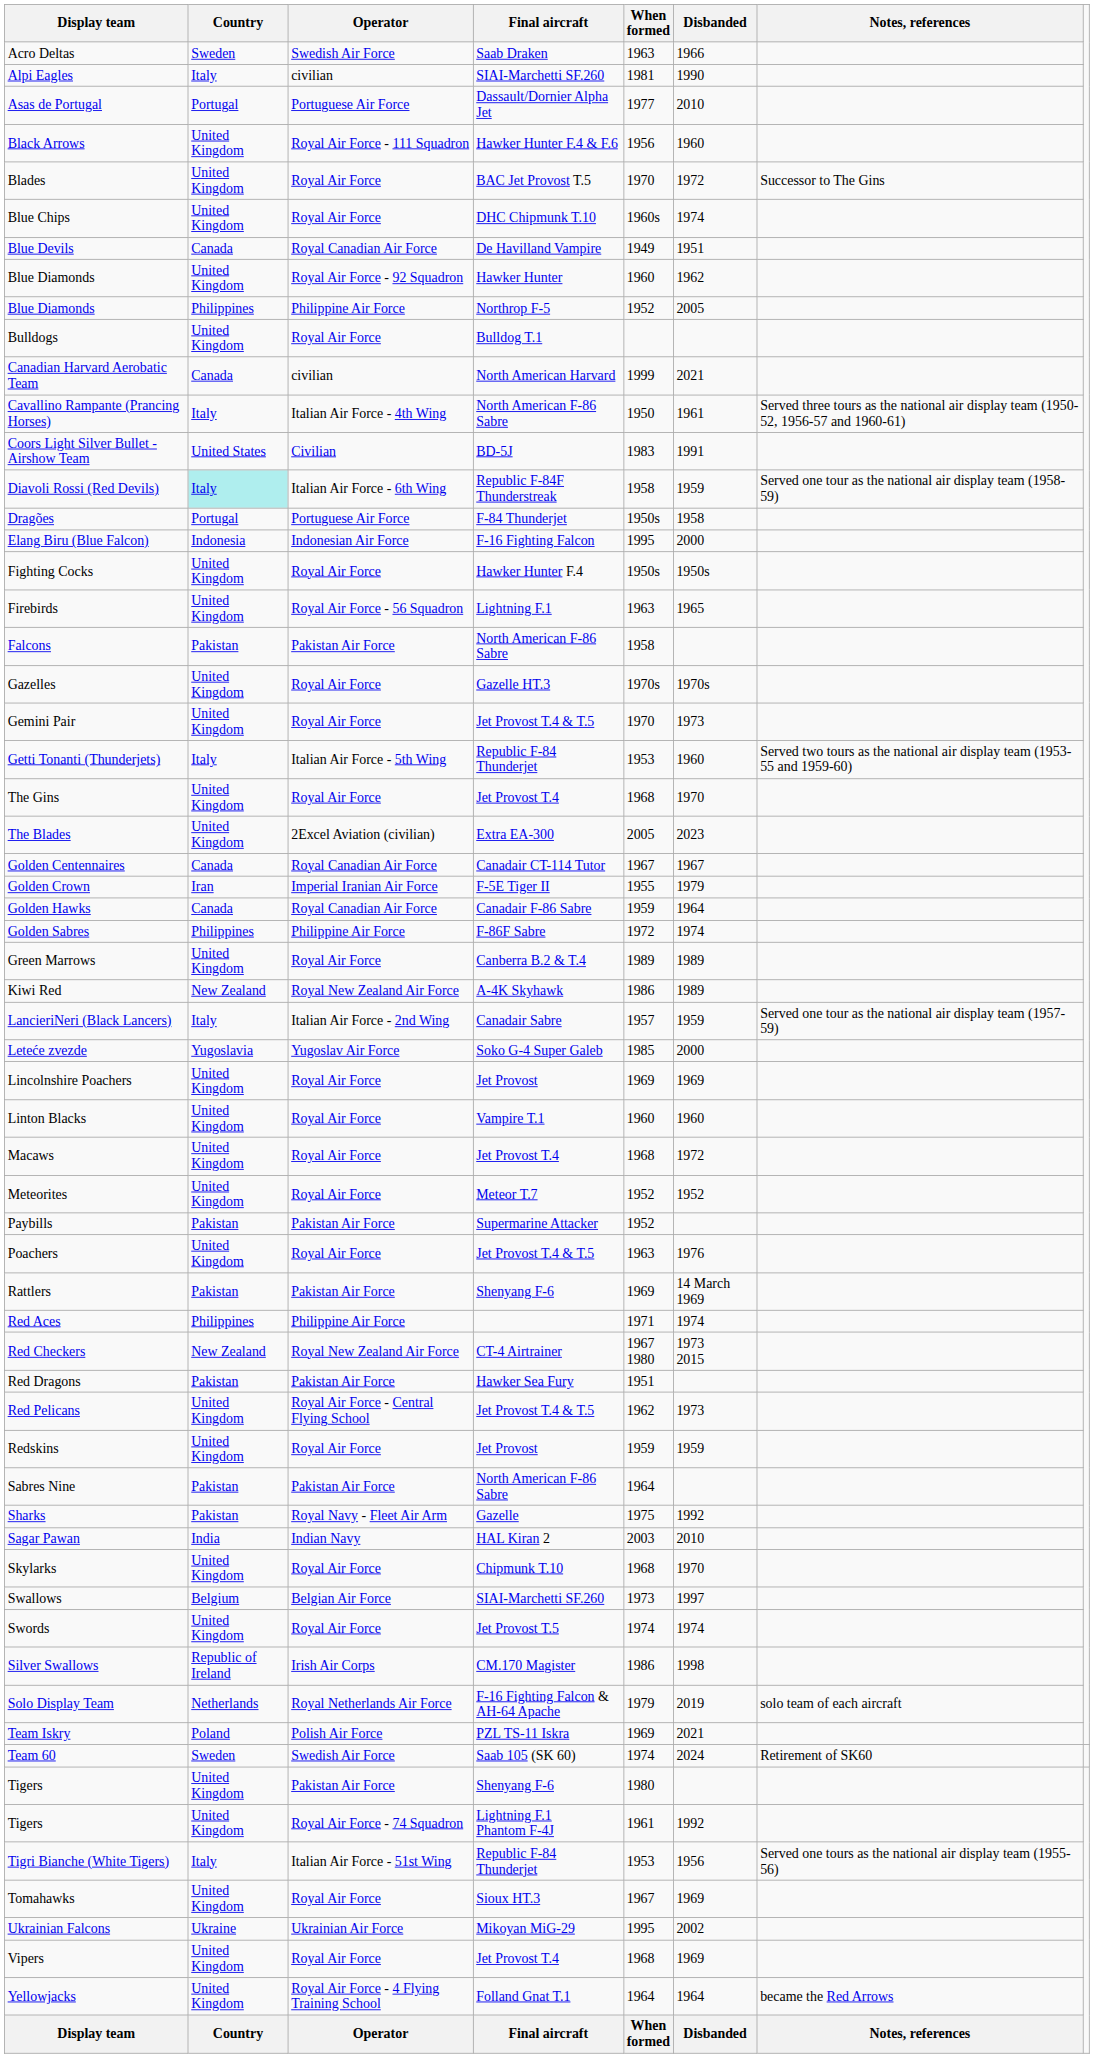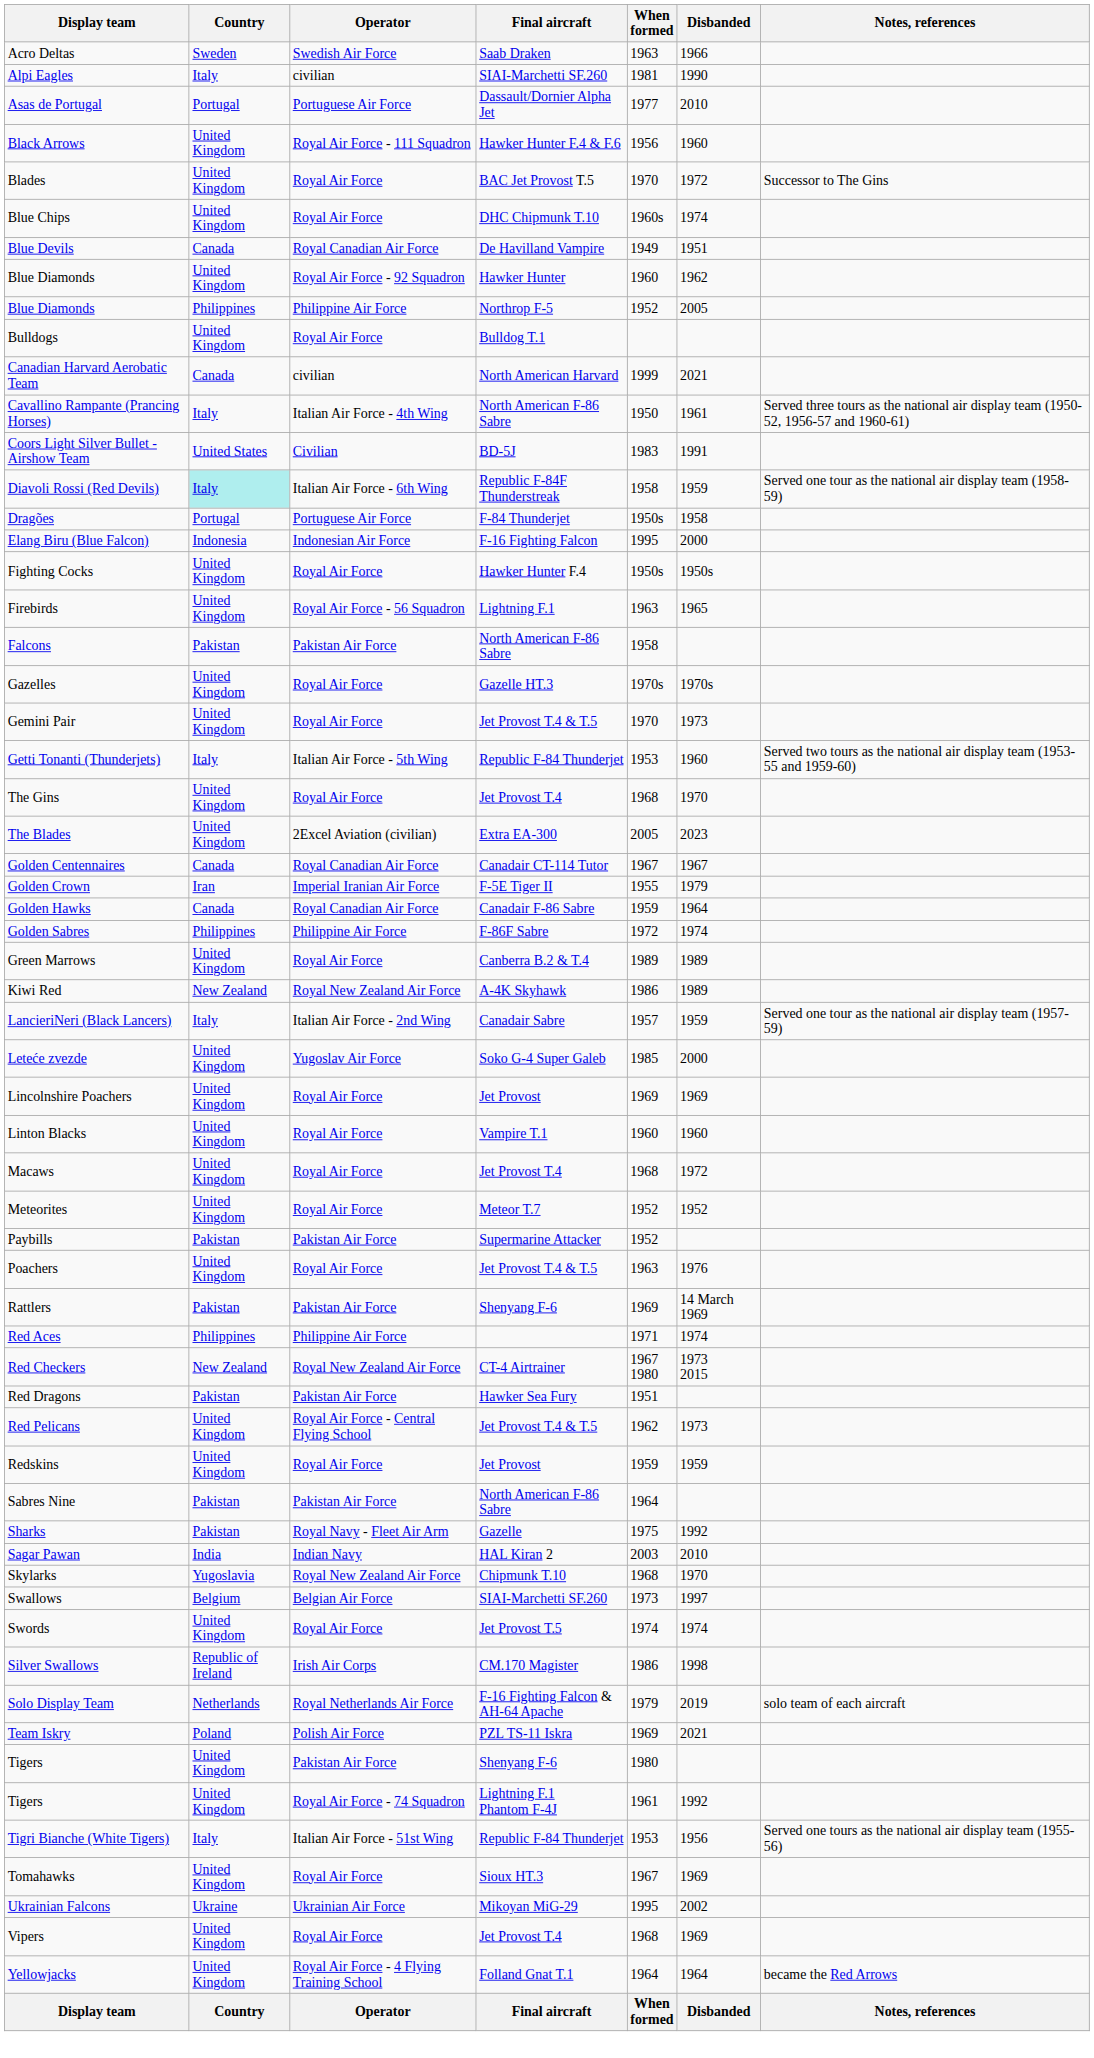(222, 1050) Yugoslavia -> (219, 1058) United Kingdom
(218, 1568) United Kingdom -> (223, 1576) Yugoslavia
(336, 1568) Royal Air Force -> (377, 1576) Royal New Zealand Air Force
- row: (32, 1755)
